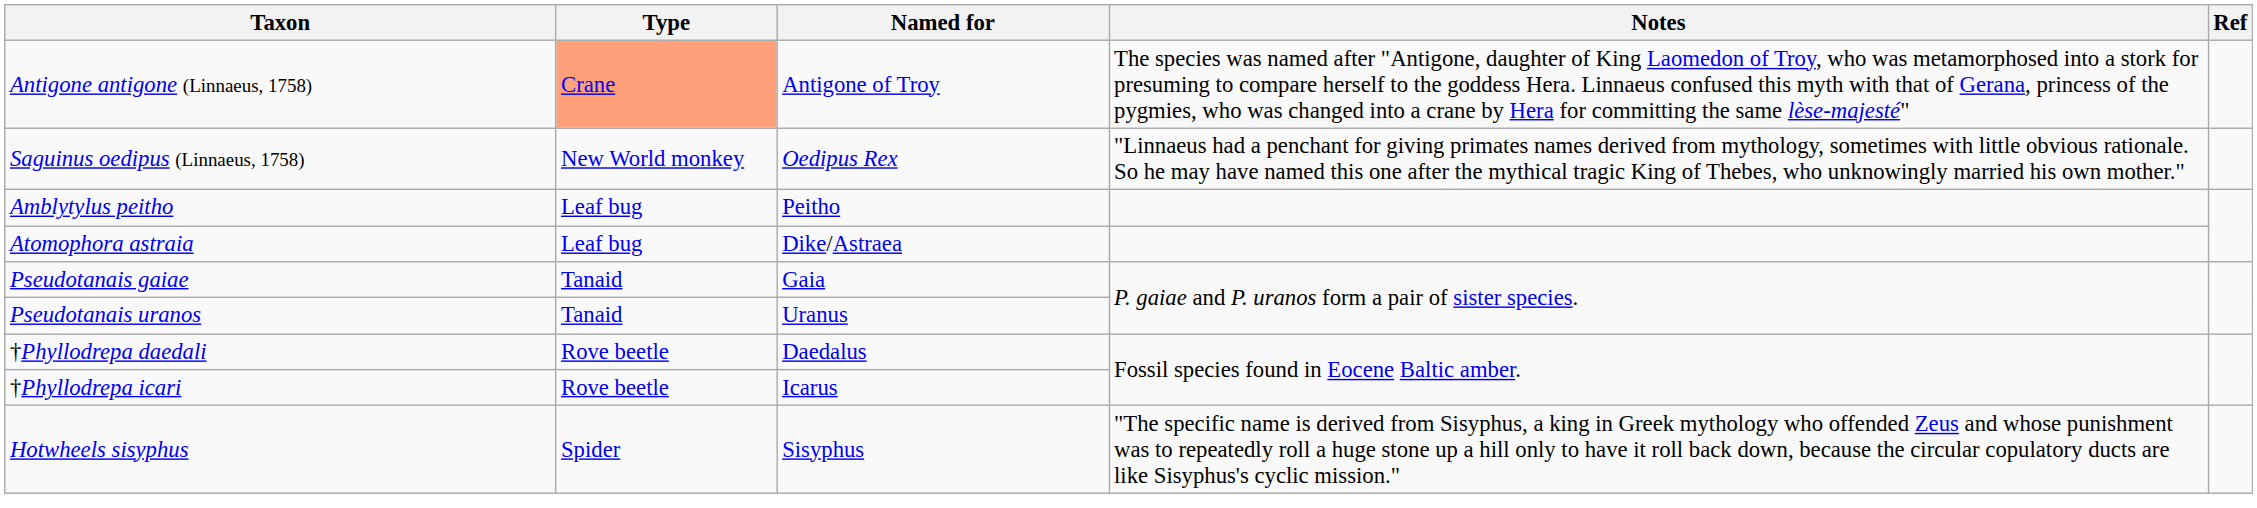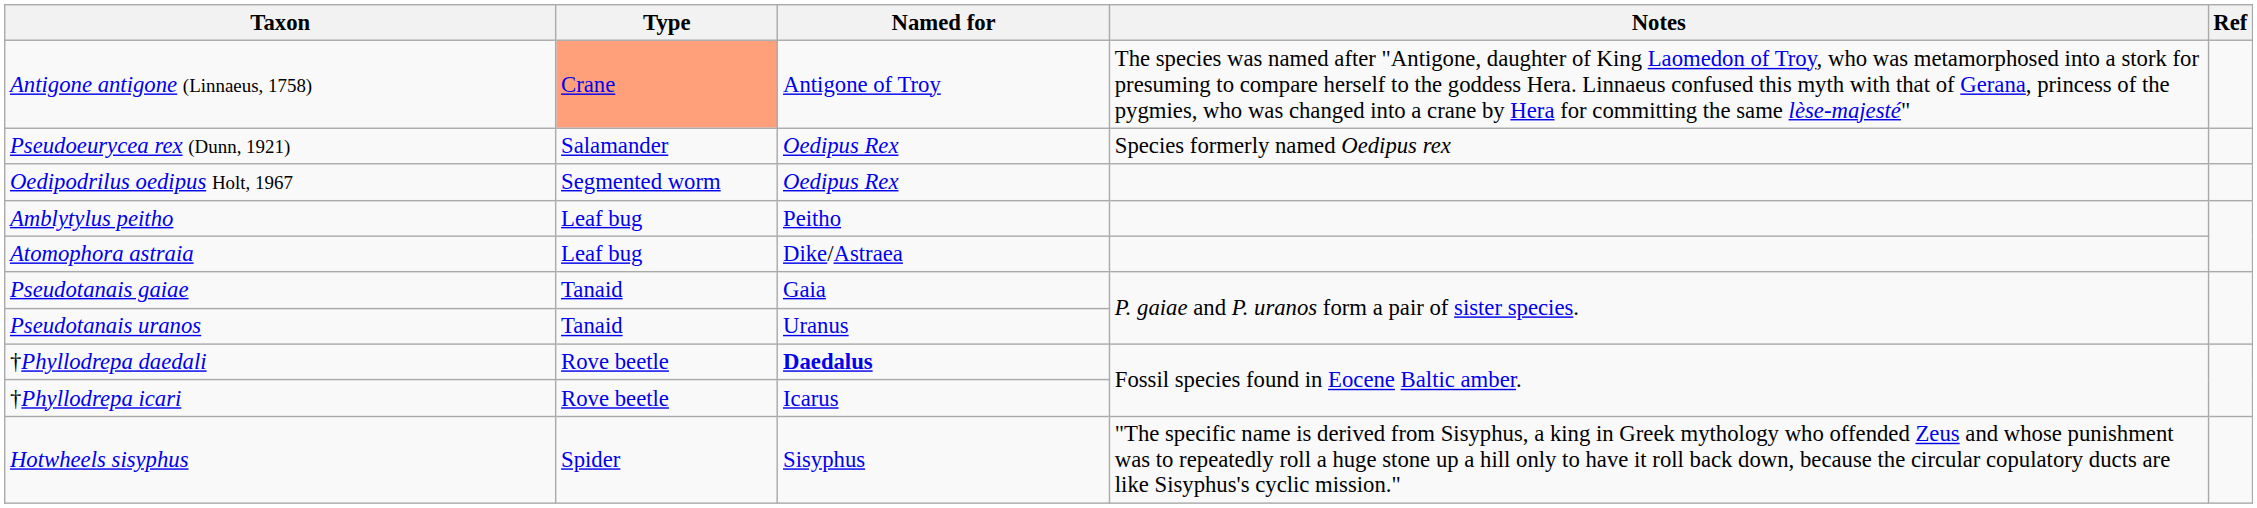- row: (157, 158)
+ row: (150, 145)
+ row: (151, 181)
(824, 351) normal -> (828, 361) bold
